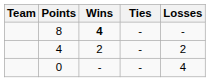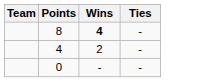- column: (183, 13)
